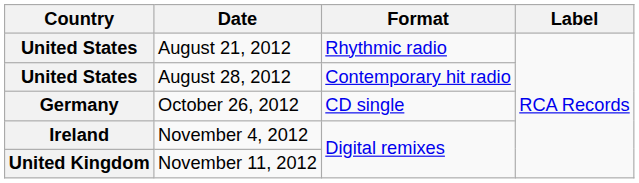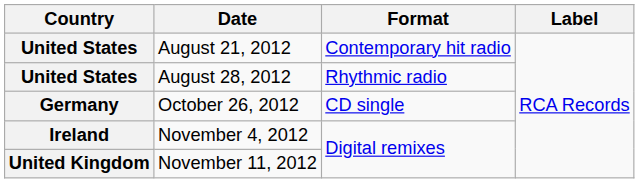(386, 47) Rhythmic radio -> (418, 47) Contemporary hit radio
(418, 76) Contemporary hit radio -> (386, 76) Rhythmic radio
